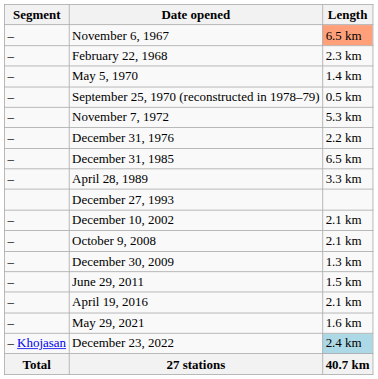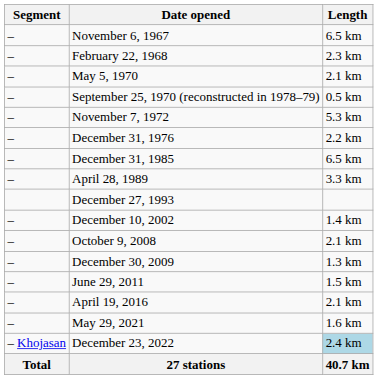(344, 35) lightsalmon background -> (344, 35) no background
(344, 76) 1.4 km -> (344, 76) 2.1 km
(344, 220) 2.1 km -> (344, 220) 1.4 km
